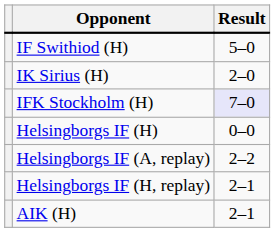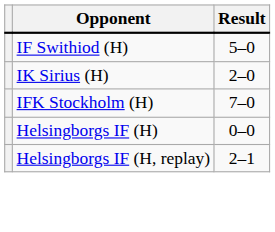(242, 102) lavender background -> (242, 102) no background
- row: (113, 158)
- row: (46, 213)
